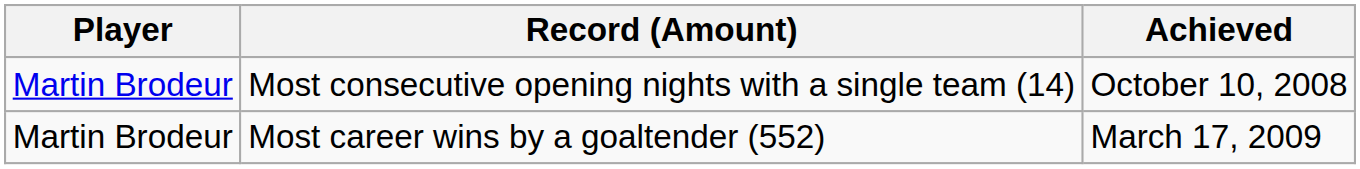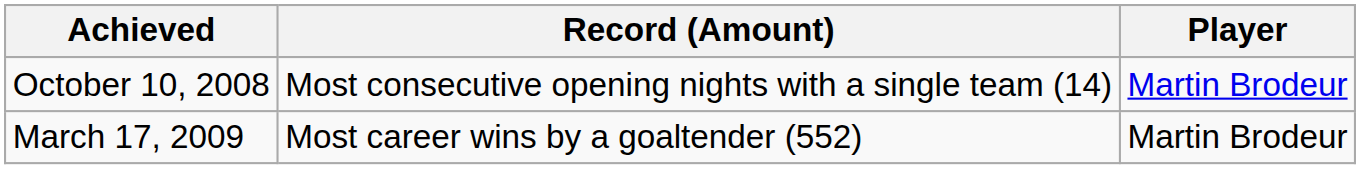columns swapped: (123, 30) <-> (1219, 30)
